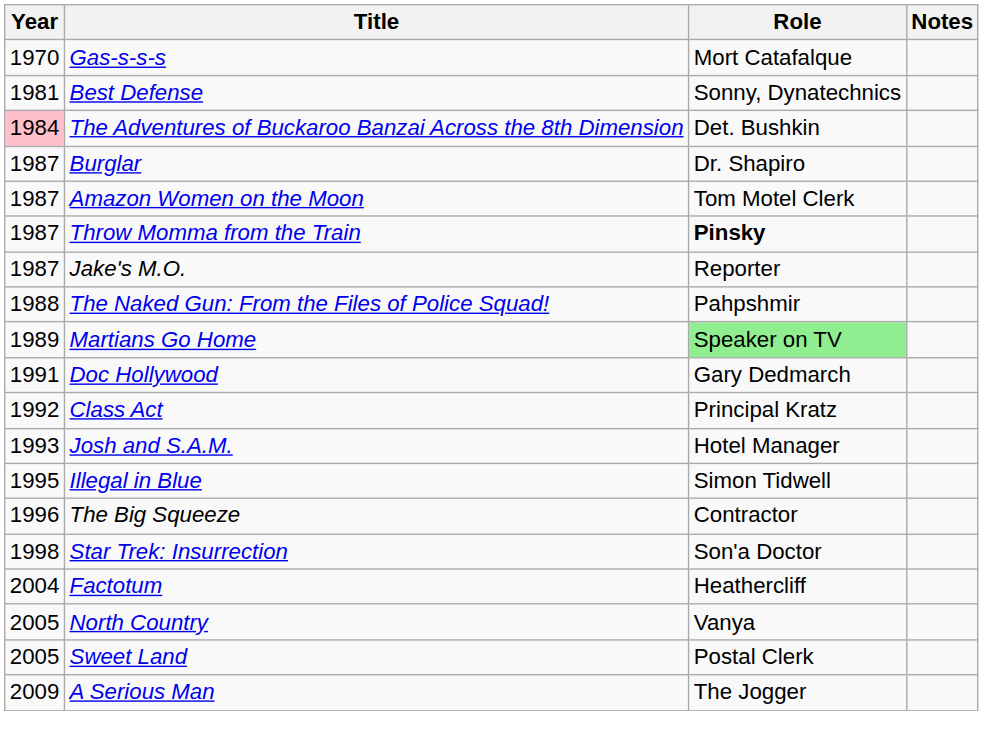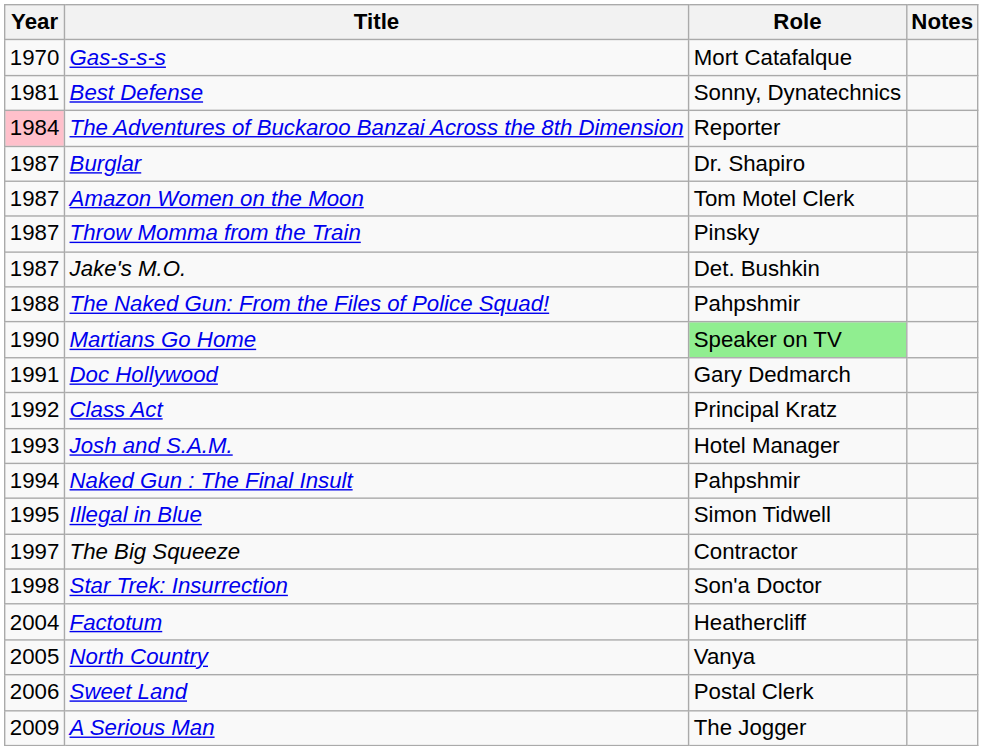(757, 127) Det. Bushkin -> (737, 127) Reporter
(730, 233) bold -> (727, 233) normal
(737, 269) Reporter -> (757, 269) Det. Bushkin
(35, 339) 1989 -> (35, 339) 1990
+ row: (211, 480)
(35, 515) 1996 -> (35, 551) 1997
(35, 657) 2005 -> (35, 692) 2006
